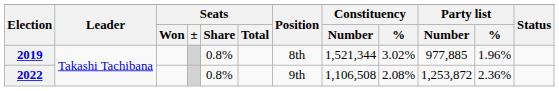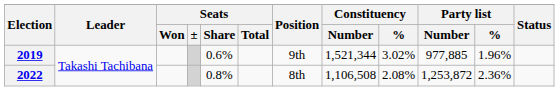(219, 55) 0.8% -> (219, 55) 0.6%
(297, 55) 8th -> (297, 55) 9th
(297, 75) 9th -> (297, 75) 8th
